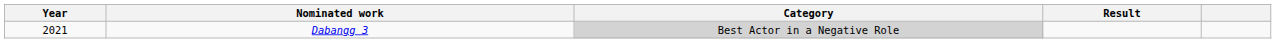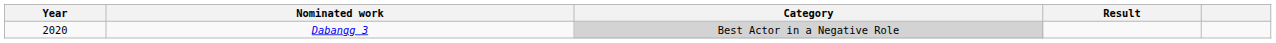(55, 30) 2021 -> (55, 30) 2020
